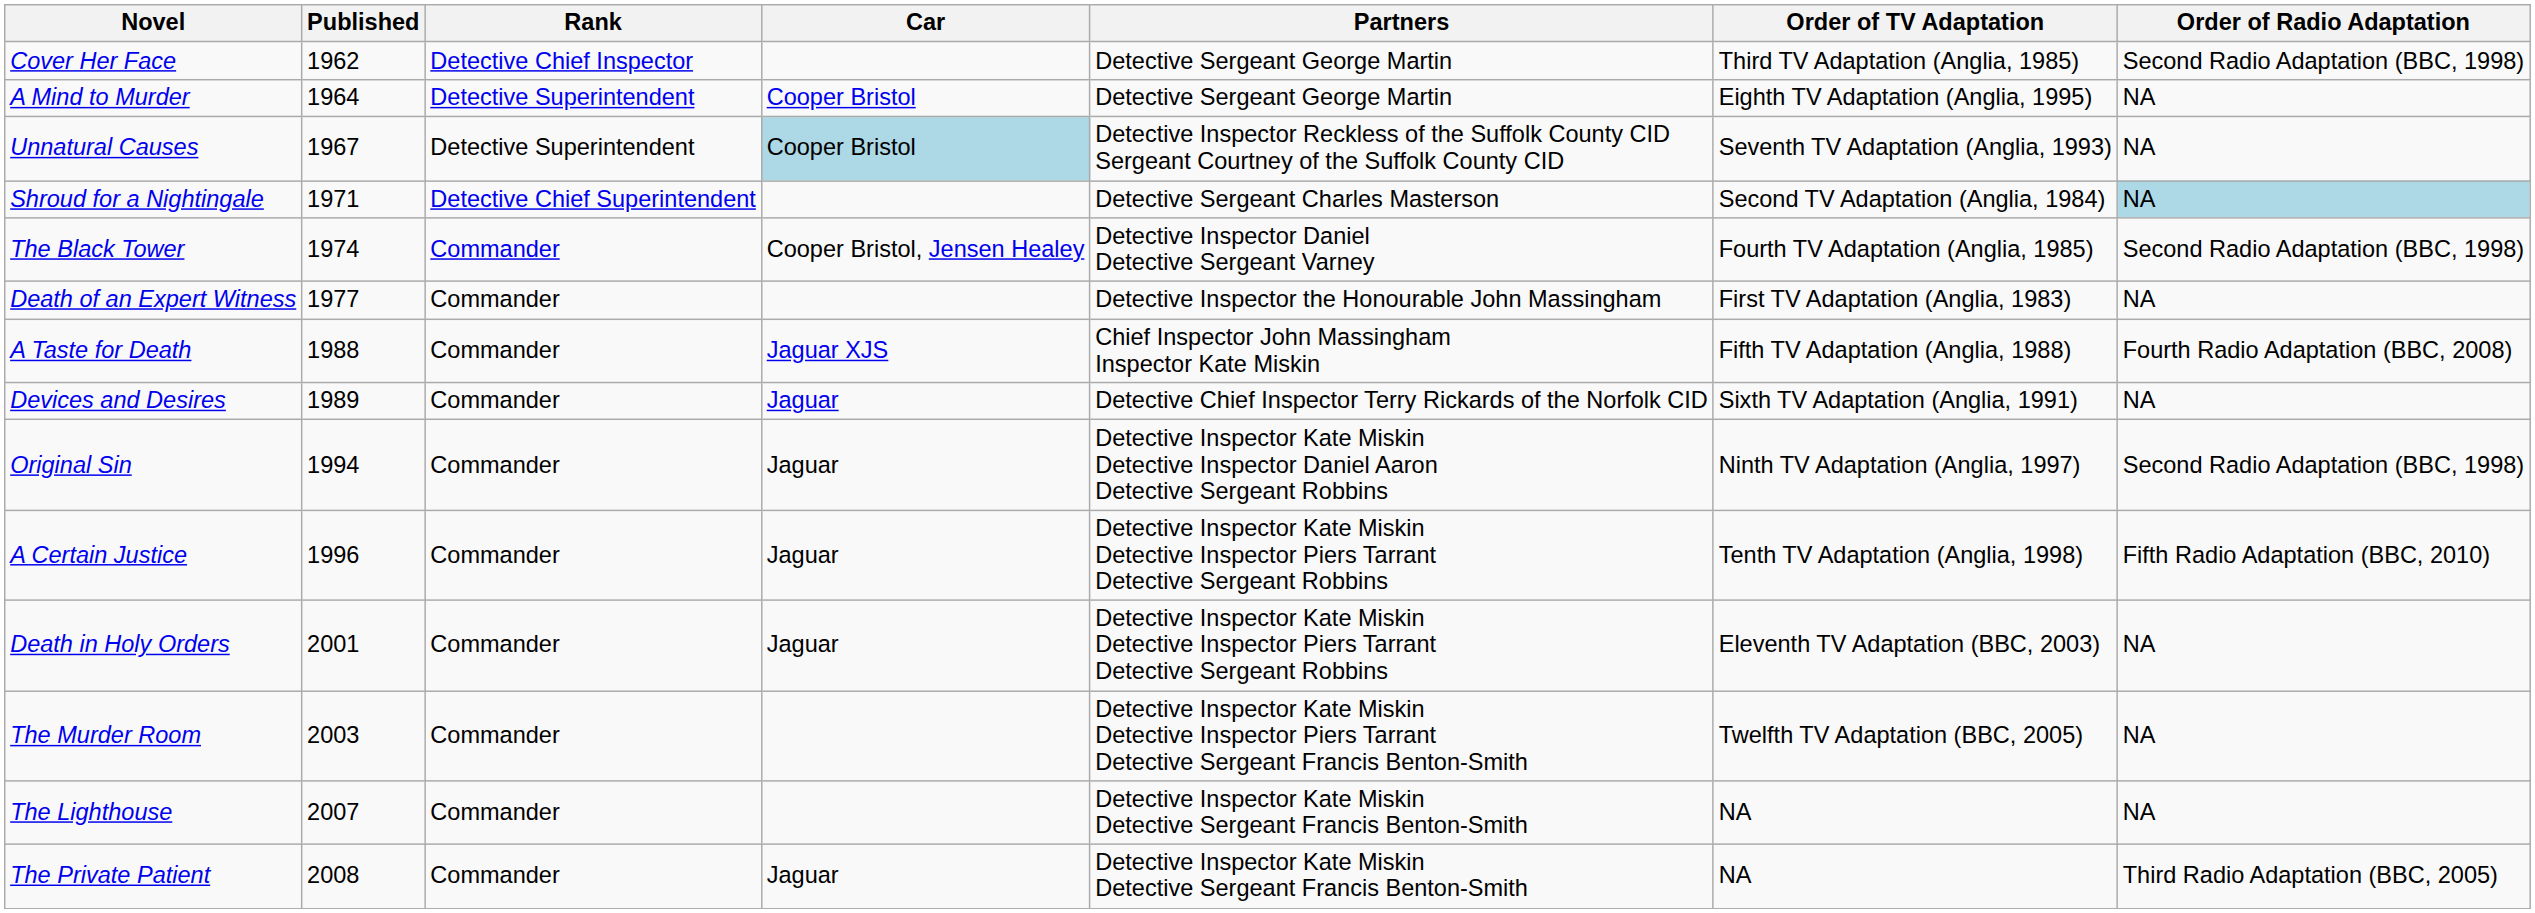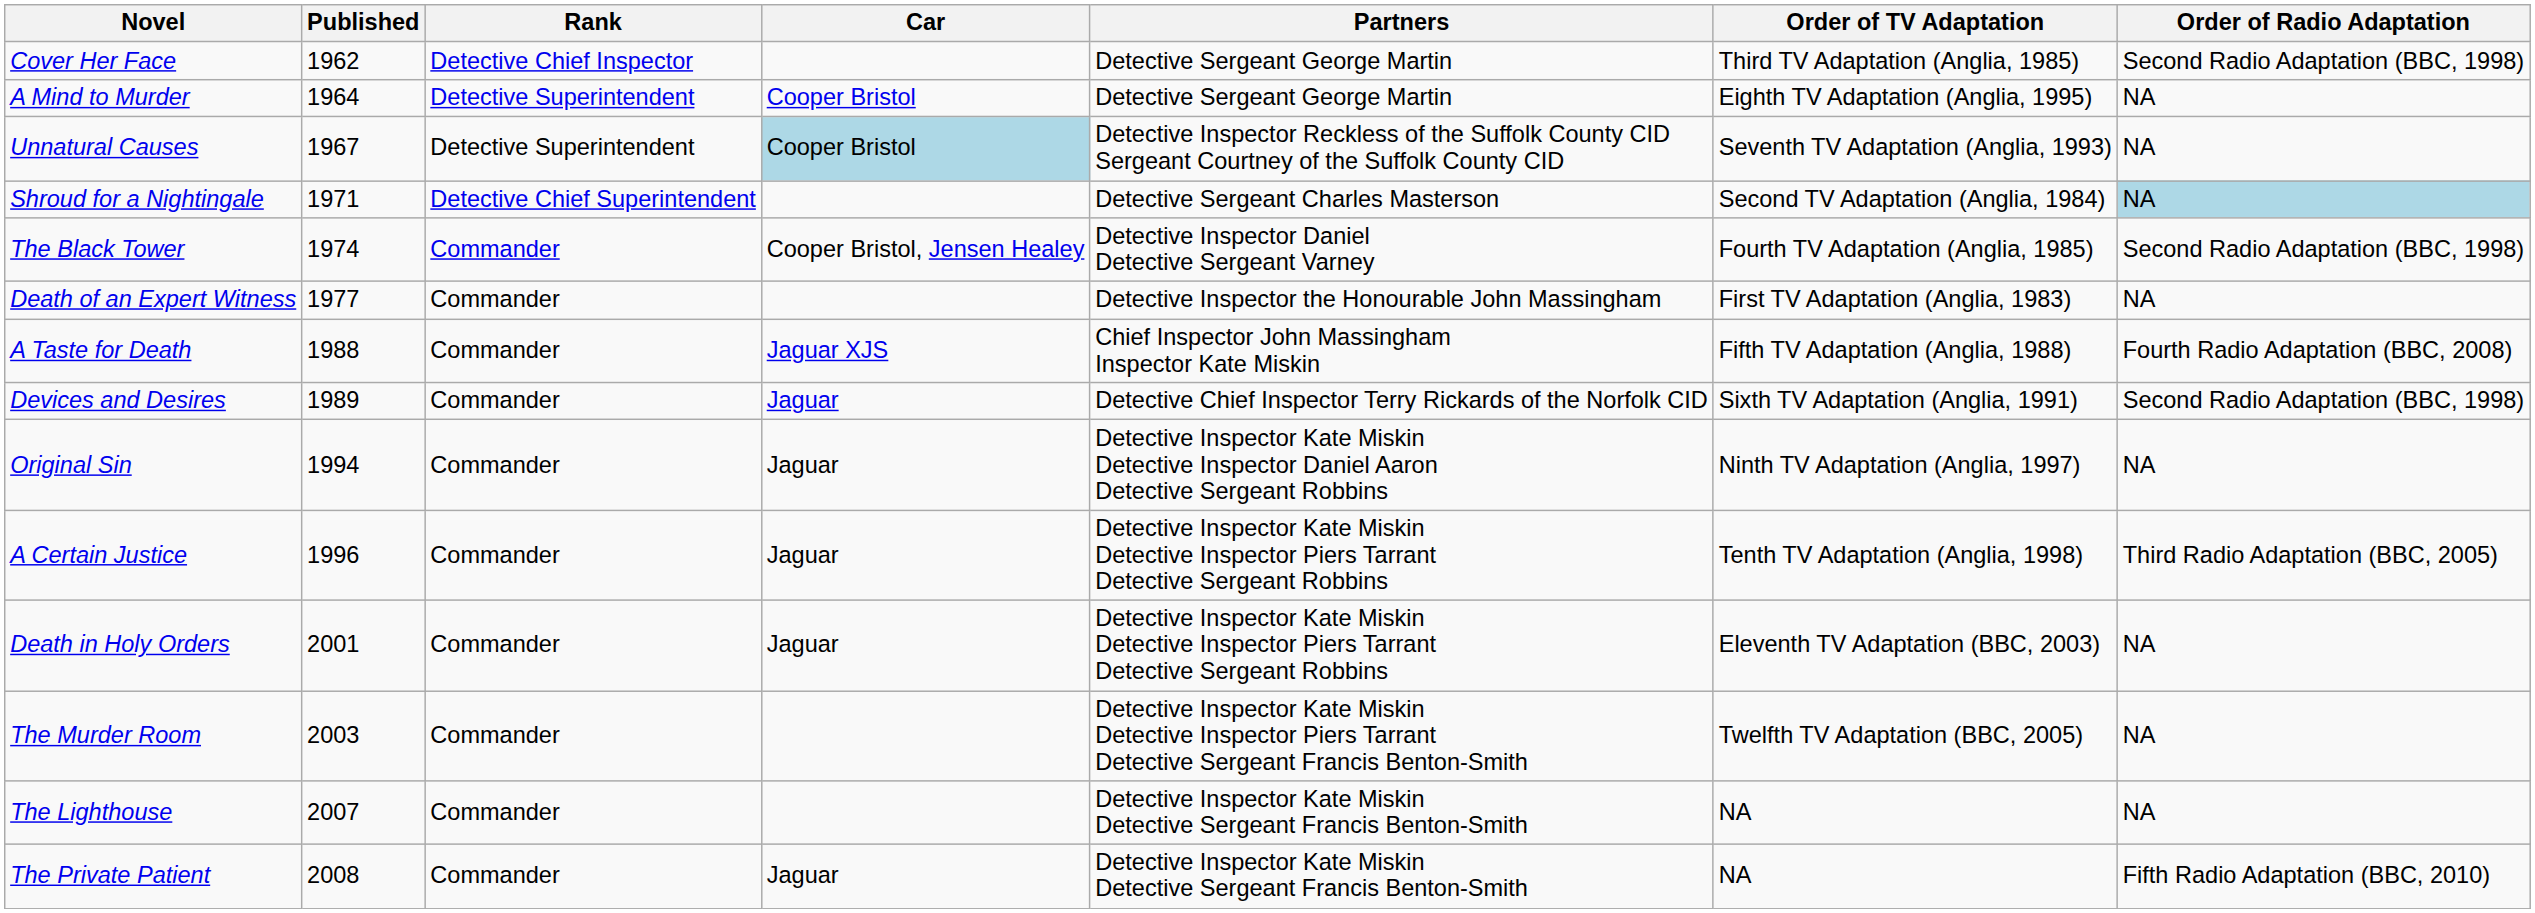(2139, 400) NA -> (2323, 400) Second Radio Adaptation (BBC, 1998)
(2323, 464) Second Radio Adaptation (BBC, 1998) -> (2139, 464) NA
(2306, 554) Fifth Radio Adaptation (BBC, 2010) -> (2310, 554) Third Radio Adaptation (BBC, 2005)
(2310, 876) Third Radio Adaptation (BBC, 2005) -> (2306, 876) Fifth Radio Adaptation (BBC, 2010)
